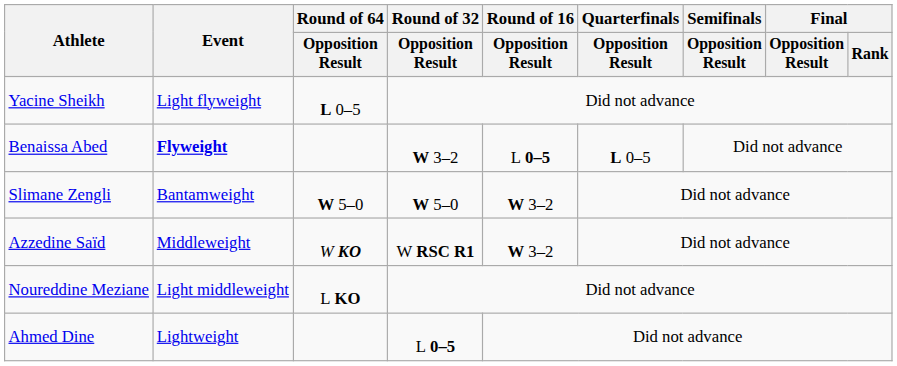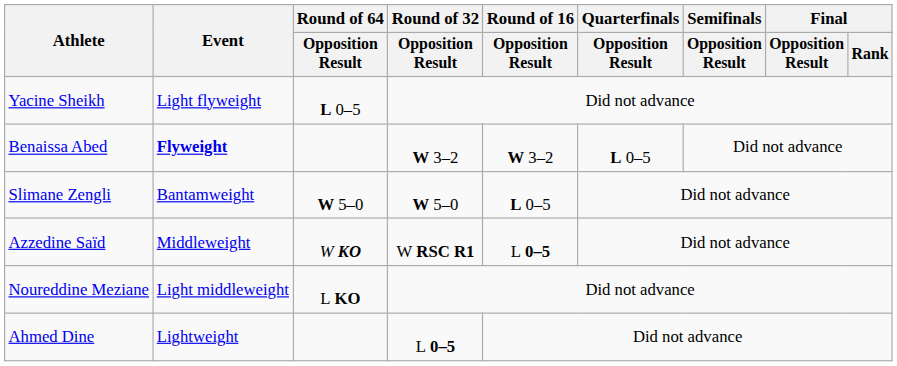(530, 157) L 0–5 -> (530, 157) W 3–2
(530, 205) W 3–2 -> (530, 205) L 0–5
(530, 252) W 3–2 -> (530, 252) L 0–5
